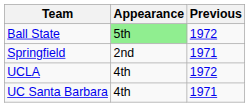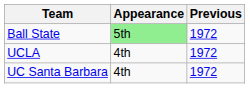- row: (36, 53)
(203, 92) 1971 -> (203, 72) 1972
